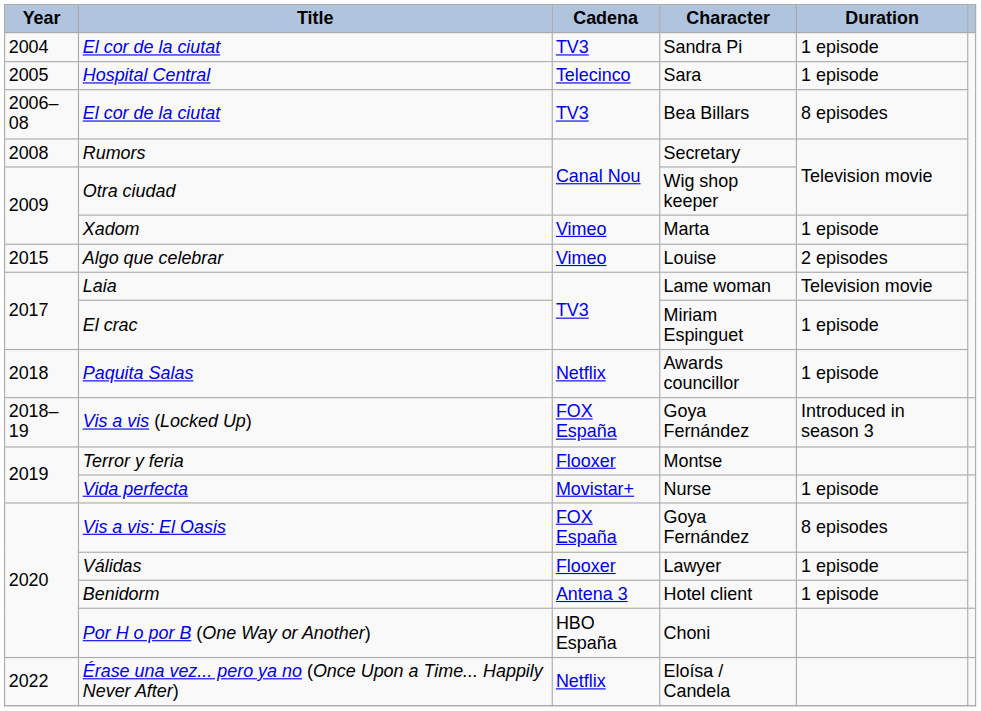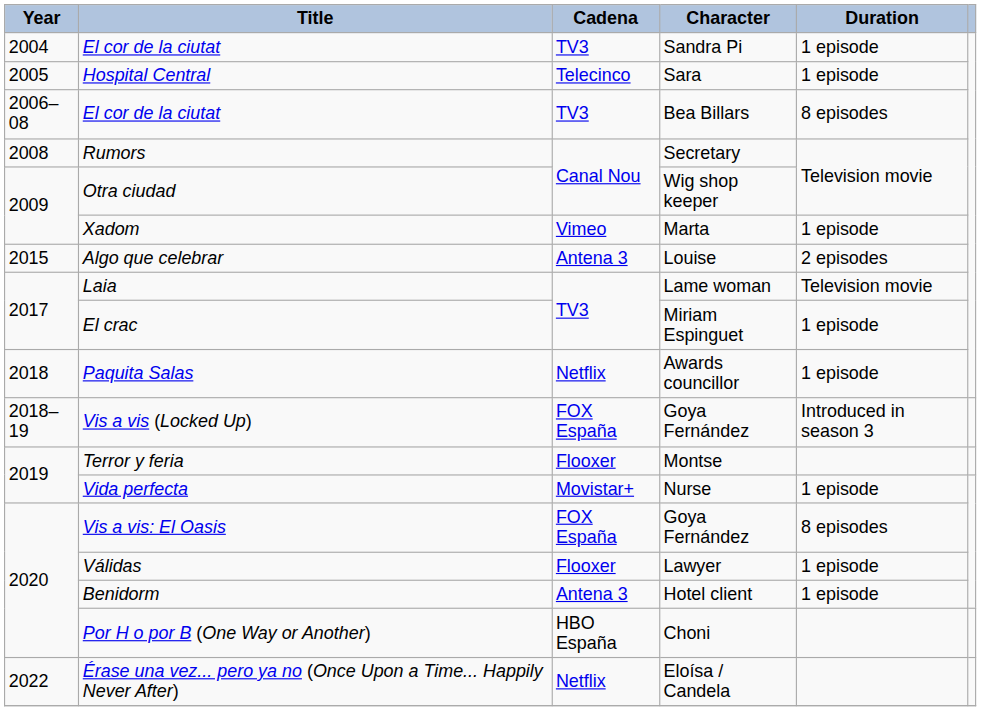(581, 257) Vimeo -> (592, 257) Antena 3
